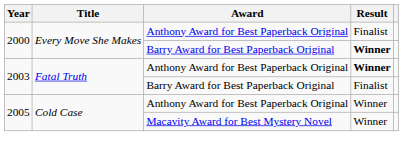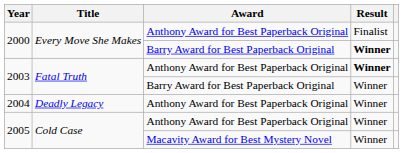(371, 85) Finalist -> (370, 85) Winner
+ row: (18, 103)
